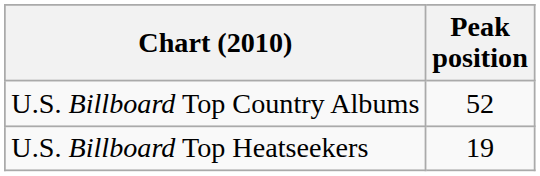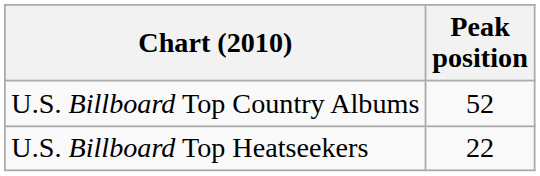(480, 147) 19 -> (480, 147) 22
